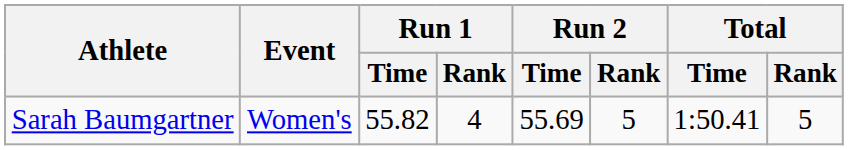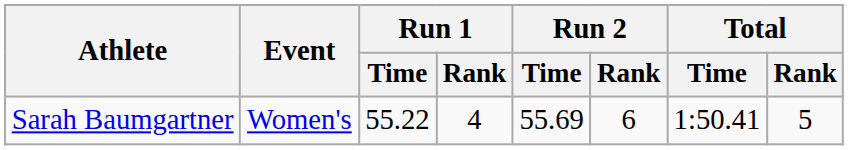(397, 120) 55.82 -> (397, 120) 55.22
(629, 120) 5 -> (629, 120) 6
